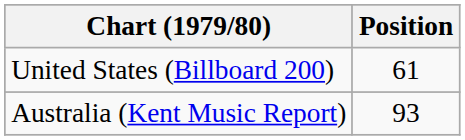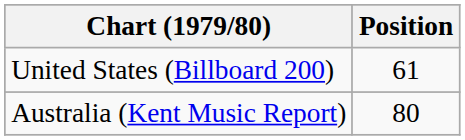(406, 112) 93 -> (406, 112) 80
